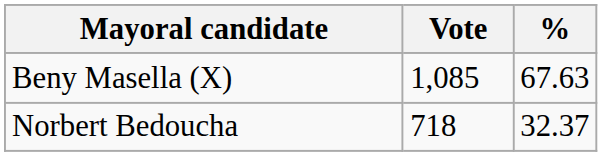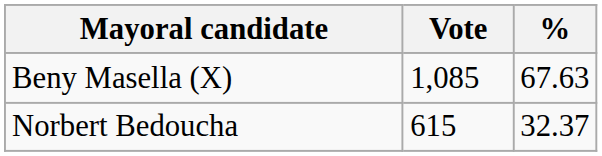(433, 126) 718 -> (433, 126) 615
